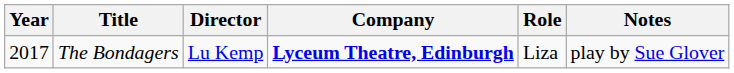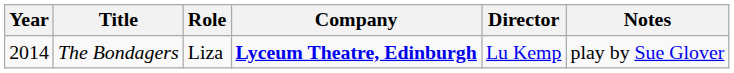columns swapped: (542, 20) <-> (226, 20)
(29, 51) 2017 -> (29, 51) 2014
